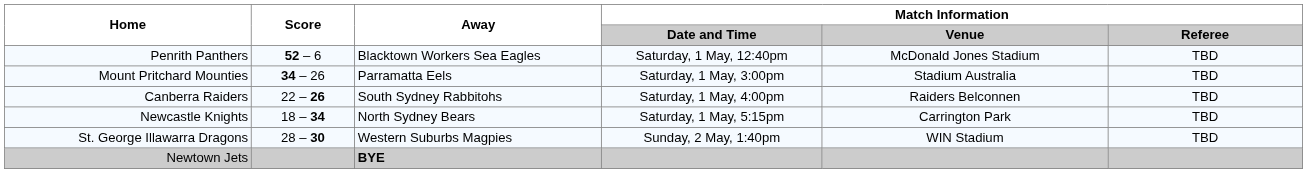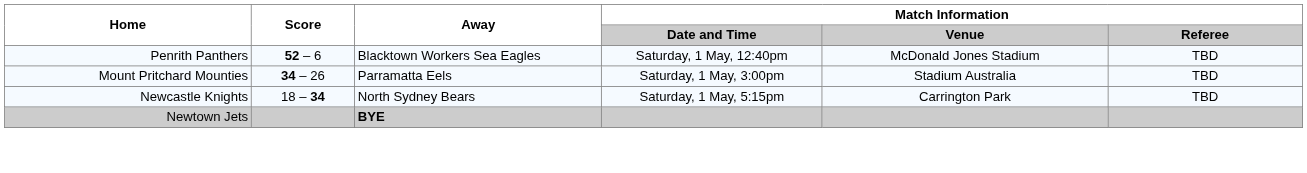- row: (196, 96)
- row: (163, 137)
